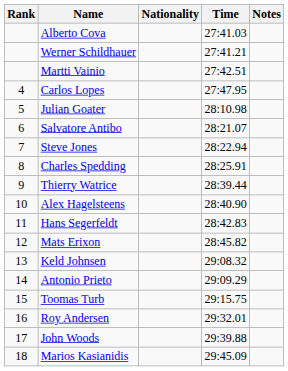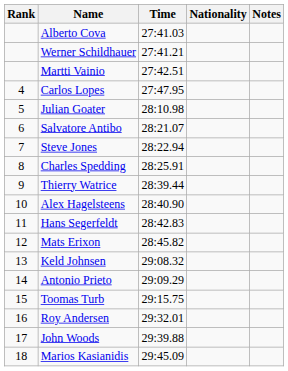columns swapped: (170, 14) <-> (226, 14)
